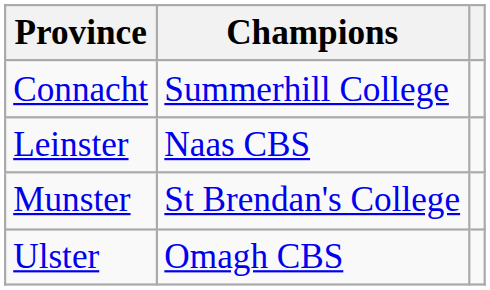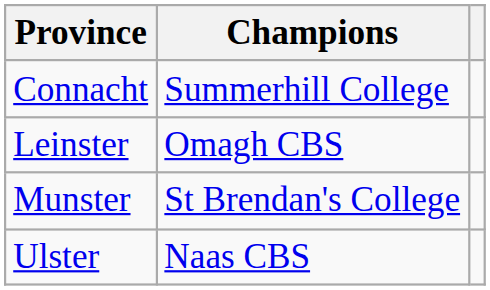(237, 144) Naas CBS -> (254, 144) Omagh CBS
(254, 255) Omagh CBS -> (237, 255) Naas CBS
